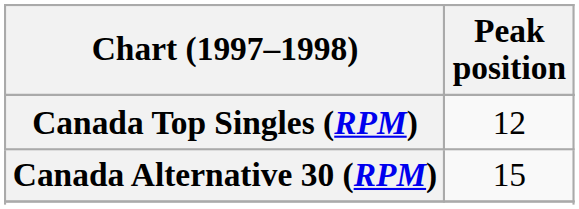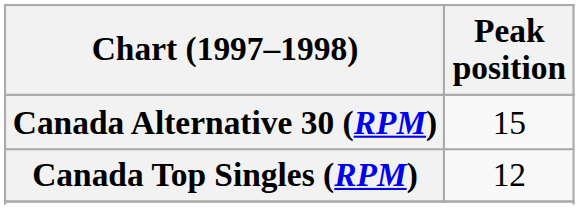rows swapped: (225, 174) <-> (225, 121)
